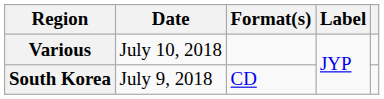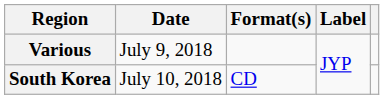(171, 49) July 10, 2018 -> (166, 49) July 9, 2018
(166, 79) July 9, 2018 -> (171, 79) July 10, 2018
